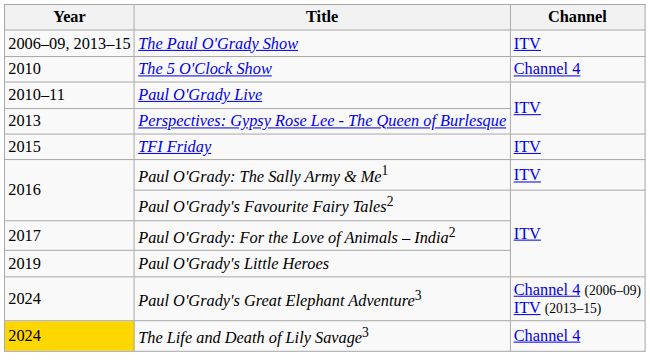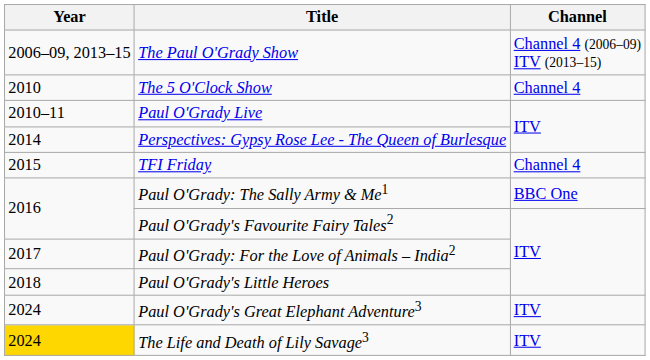(527, 43) ITV -> (577, 52) Channel 4 (2006–09) ITV (2013–15)
(25, 120) 2013 -> (25, 139) 2014
(527, 146) ITV -> (547, 165) Channel 4
(527, 174) ITV -> (546, 193) BBC One
(25, 263) 2019 -> (25, 281) 2018
(577, 298) Channel 4 (2006–09) ITV (2013–15) -> (527, 310) ITV
(547, 335) Channel 4 -> (527, 340) ITV
